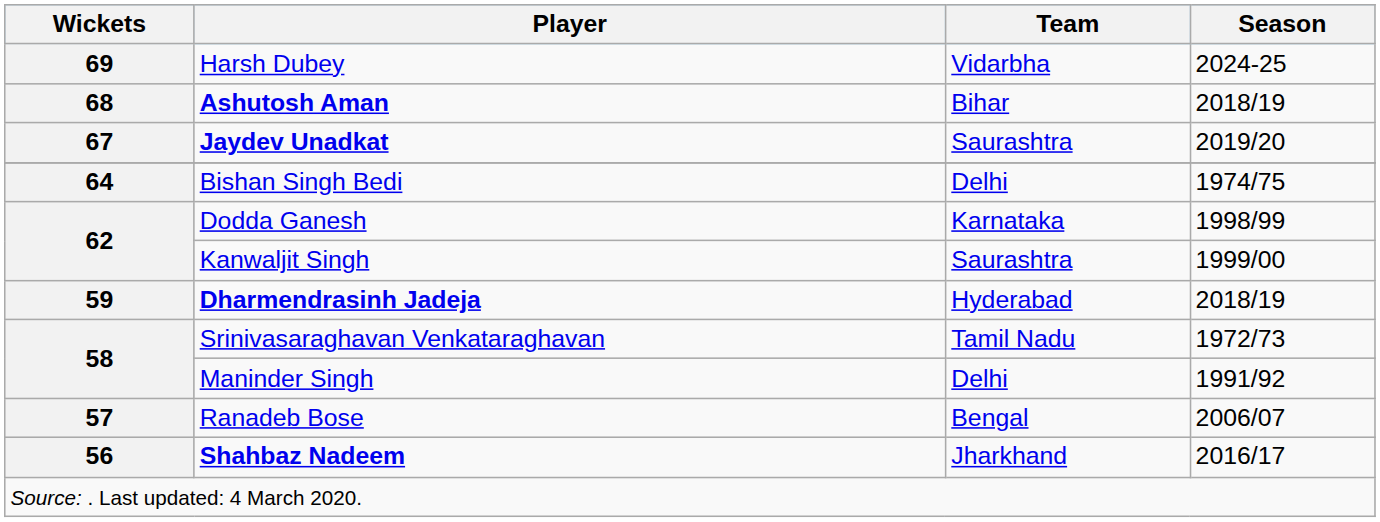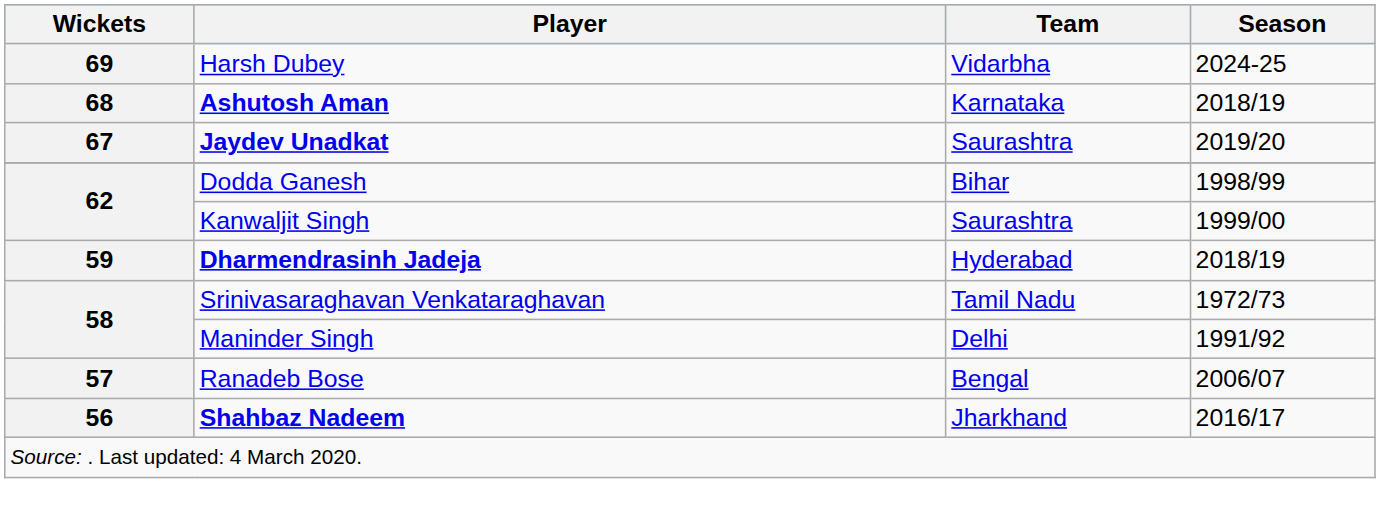(980, 102) Bihar -> (1008, 102) Karnataka
- row: (301, 181)
(1008, 220) Karnataka -> (980, 181) Bihar
